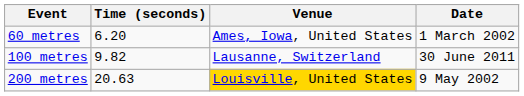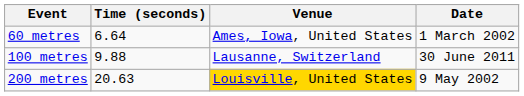(110, 37) 6.20 -> (110, 37) 6.64
(110, 59) 9.82 -> (110, 59) 9.88
